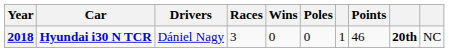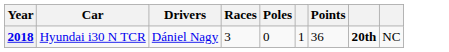- column: (283, 15)
(96, 37) bold -> (93, 37) normal
(358, 37) 46 -> (317, 37) 36
